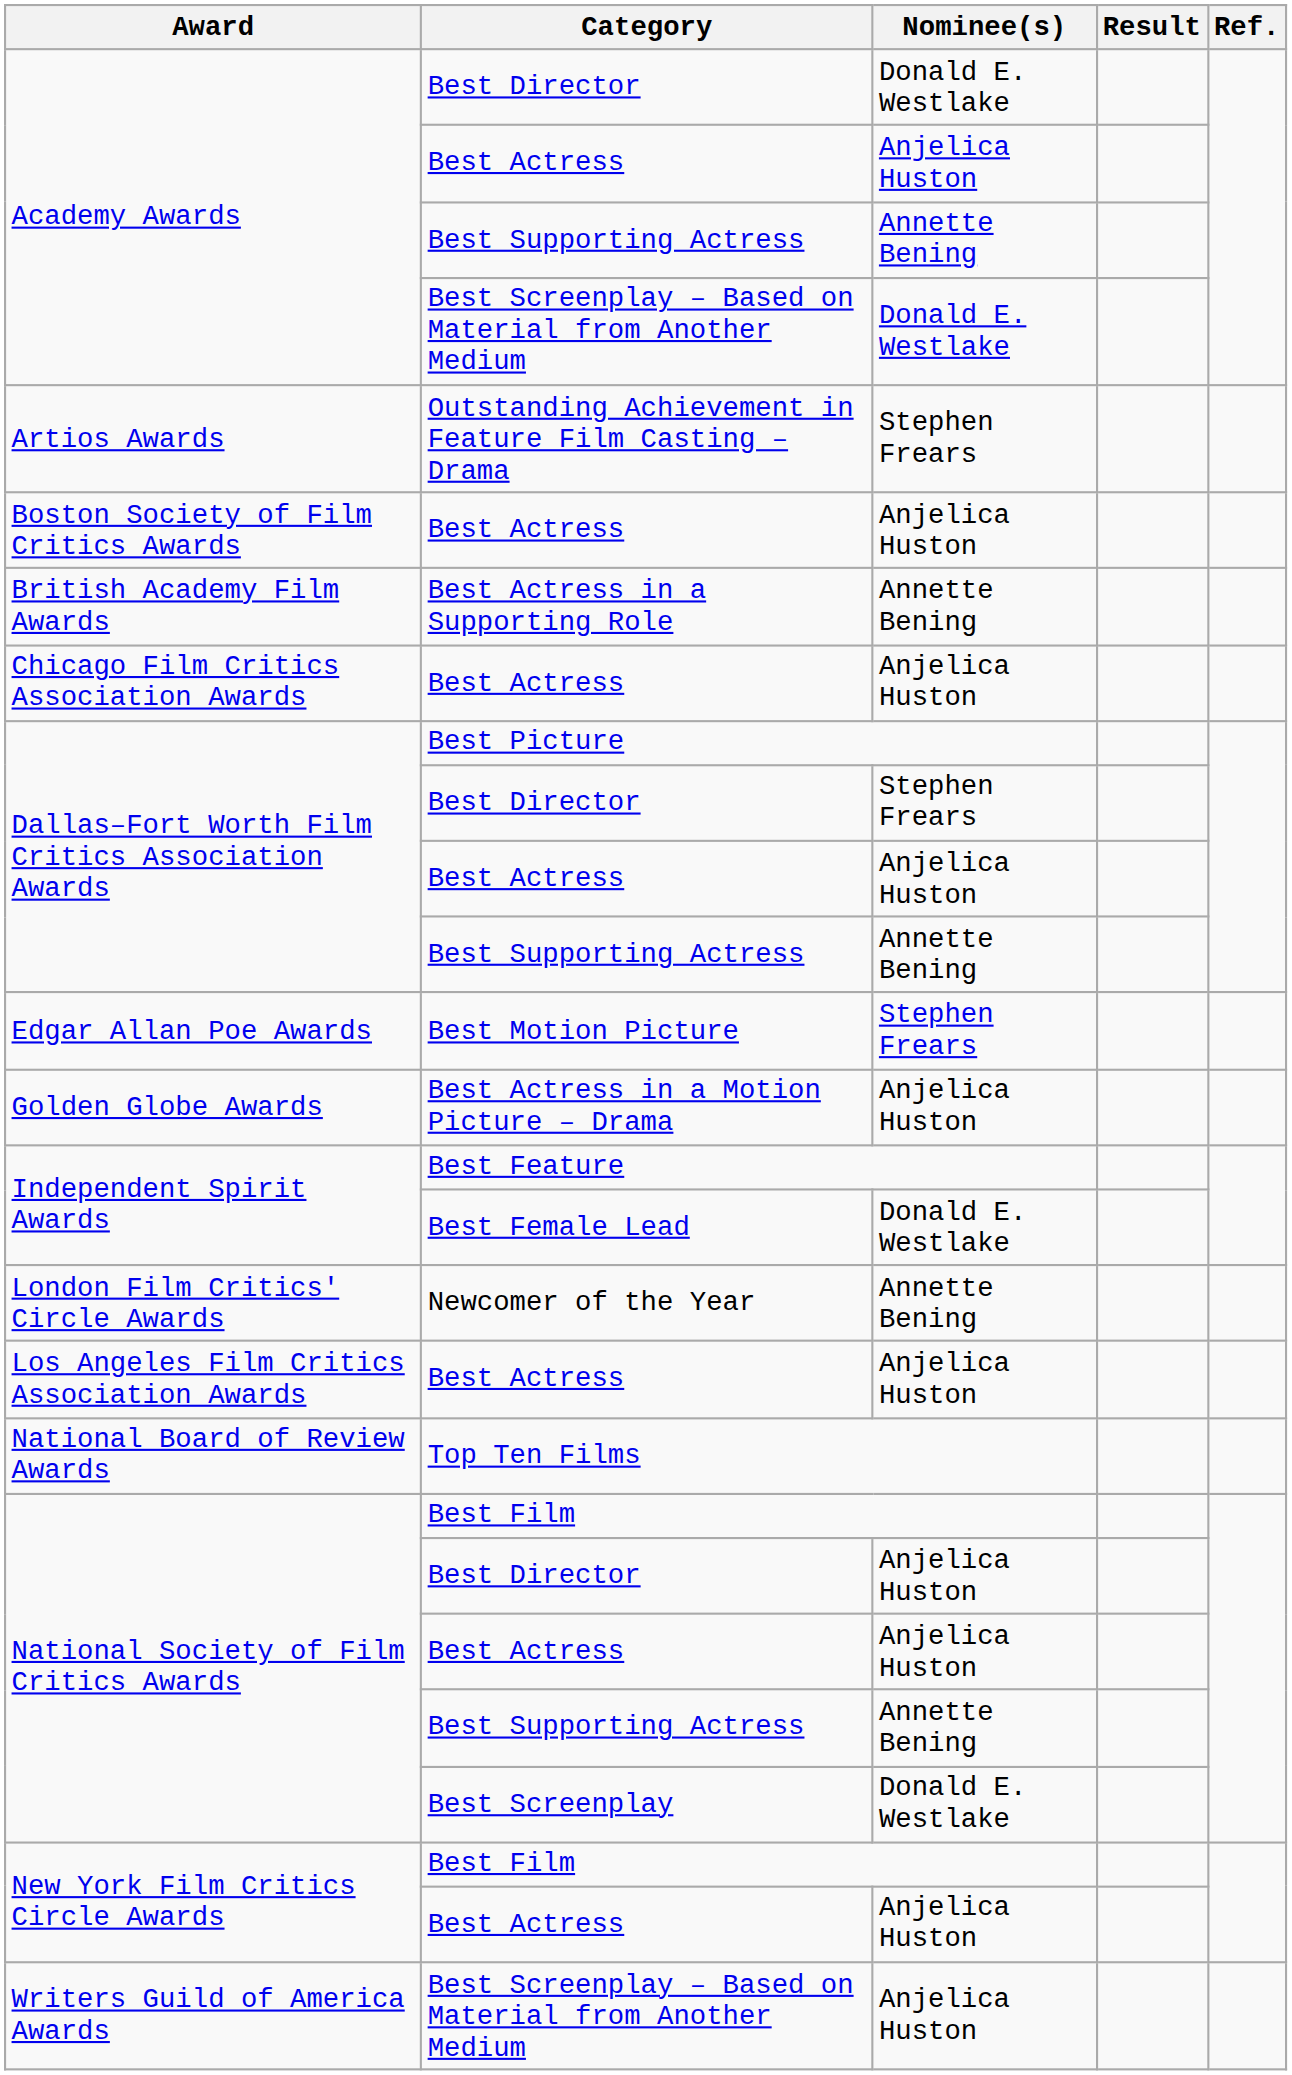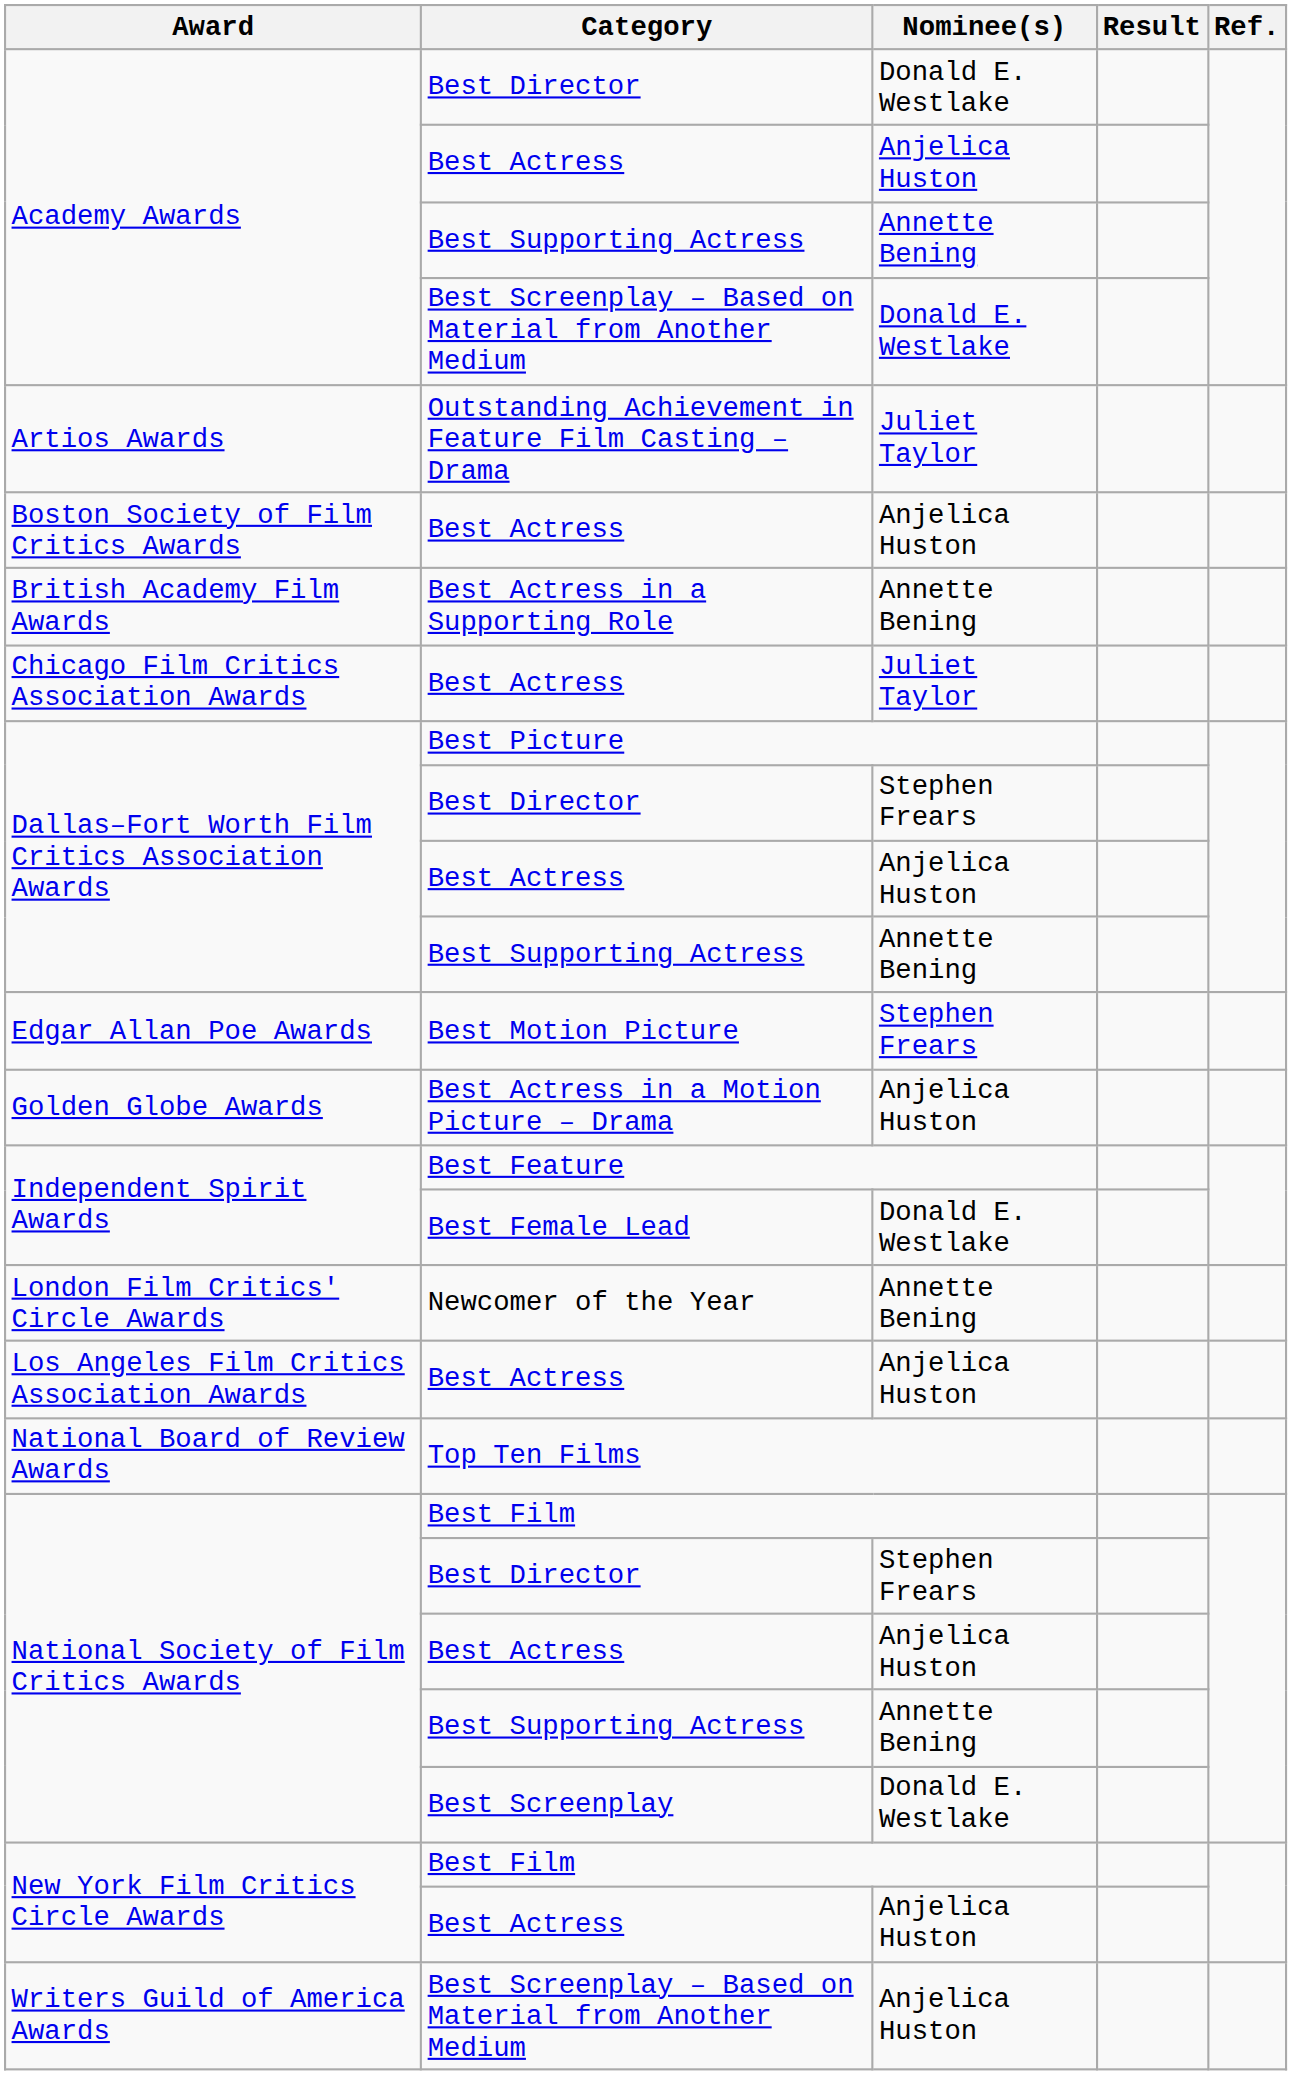(936, 439) Stephen Frears -> (928, 439) Juliet Taylor
(944, 682) Anjelica Huston -> (928, 682) Juliet Taylor
(944, 1576) Anjelica Huston -> (936, 1576) Stephen Frears
